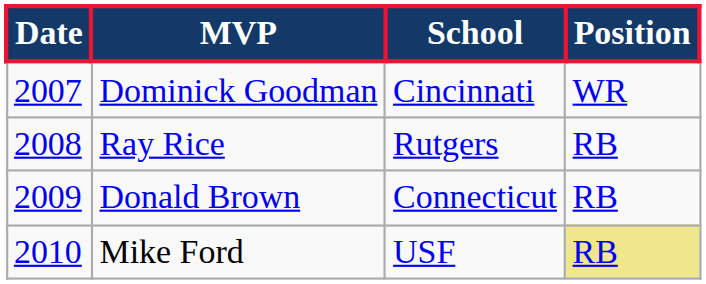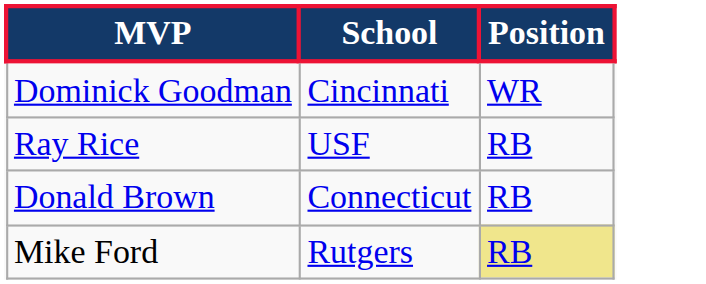- column: (49, 33)
(446, 143) Rutgers -> (339, 143) USF
(424, 250) USF -> (360, 250) Rutgers
